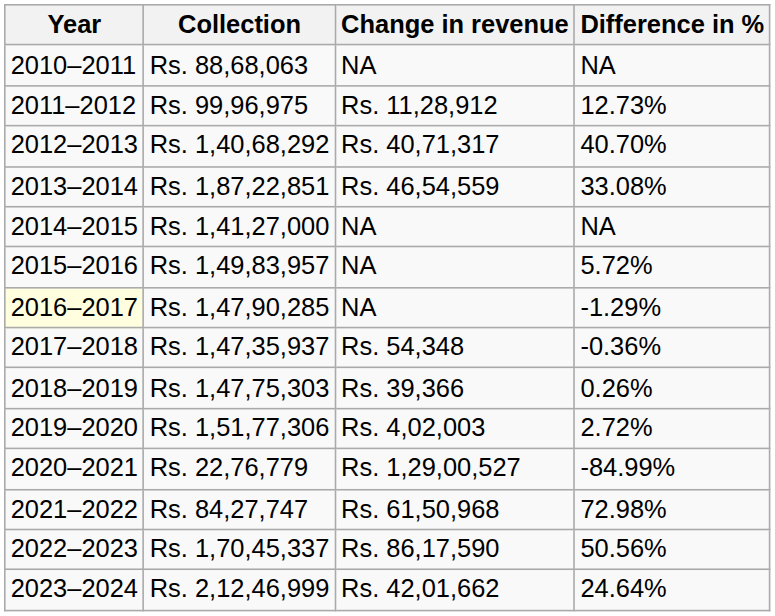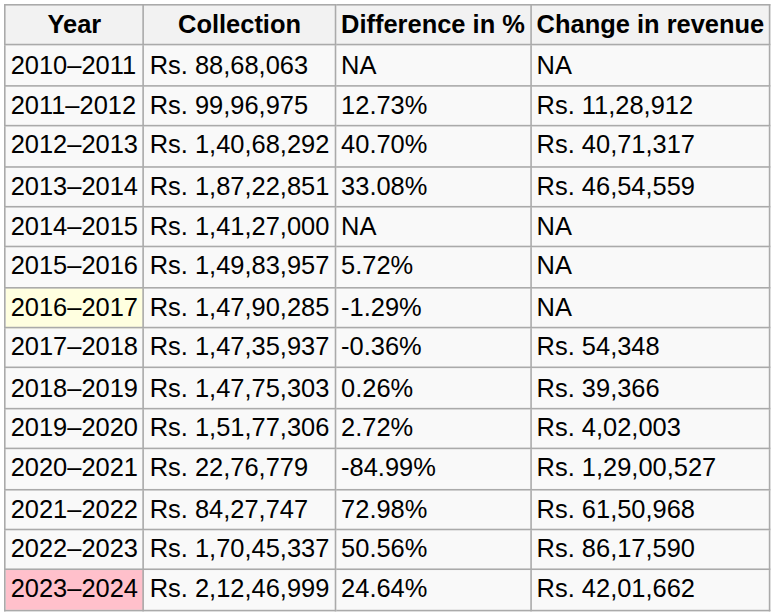columns swapped: (455, 24) <-> (672, 24)
(74, 589) no background -> (74, 589) pink background
